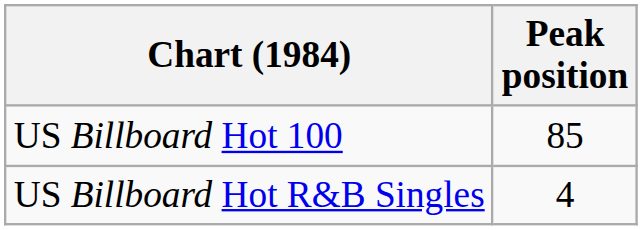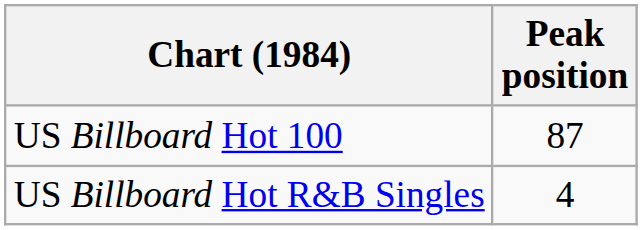(565, 135) 85 -> (565, 135) 87
